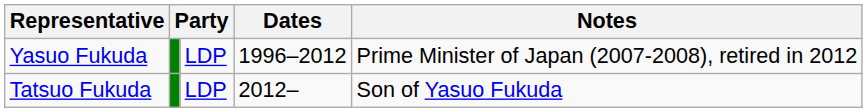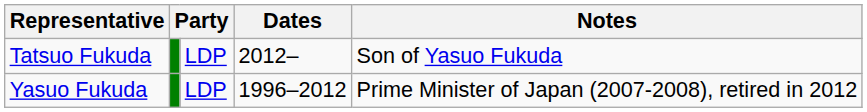rows swapped: (79, 55) <-> (80, 90)
